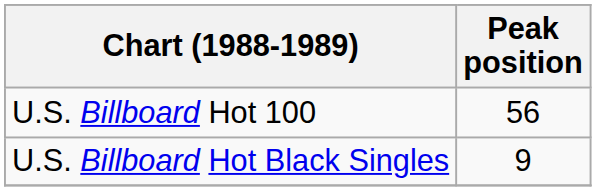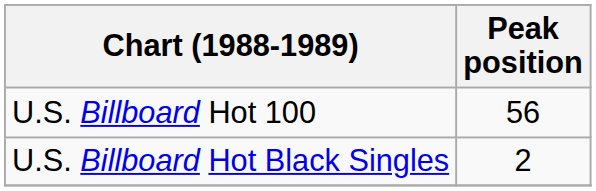(523, 160) 9 -> (523, 160) 2
